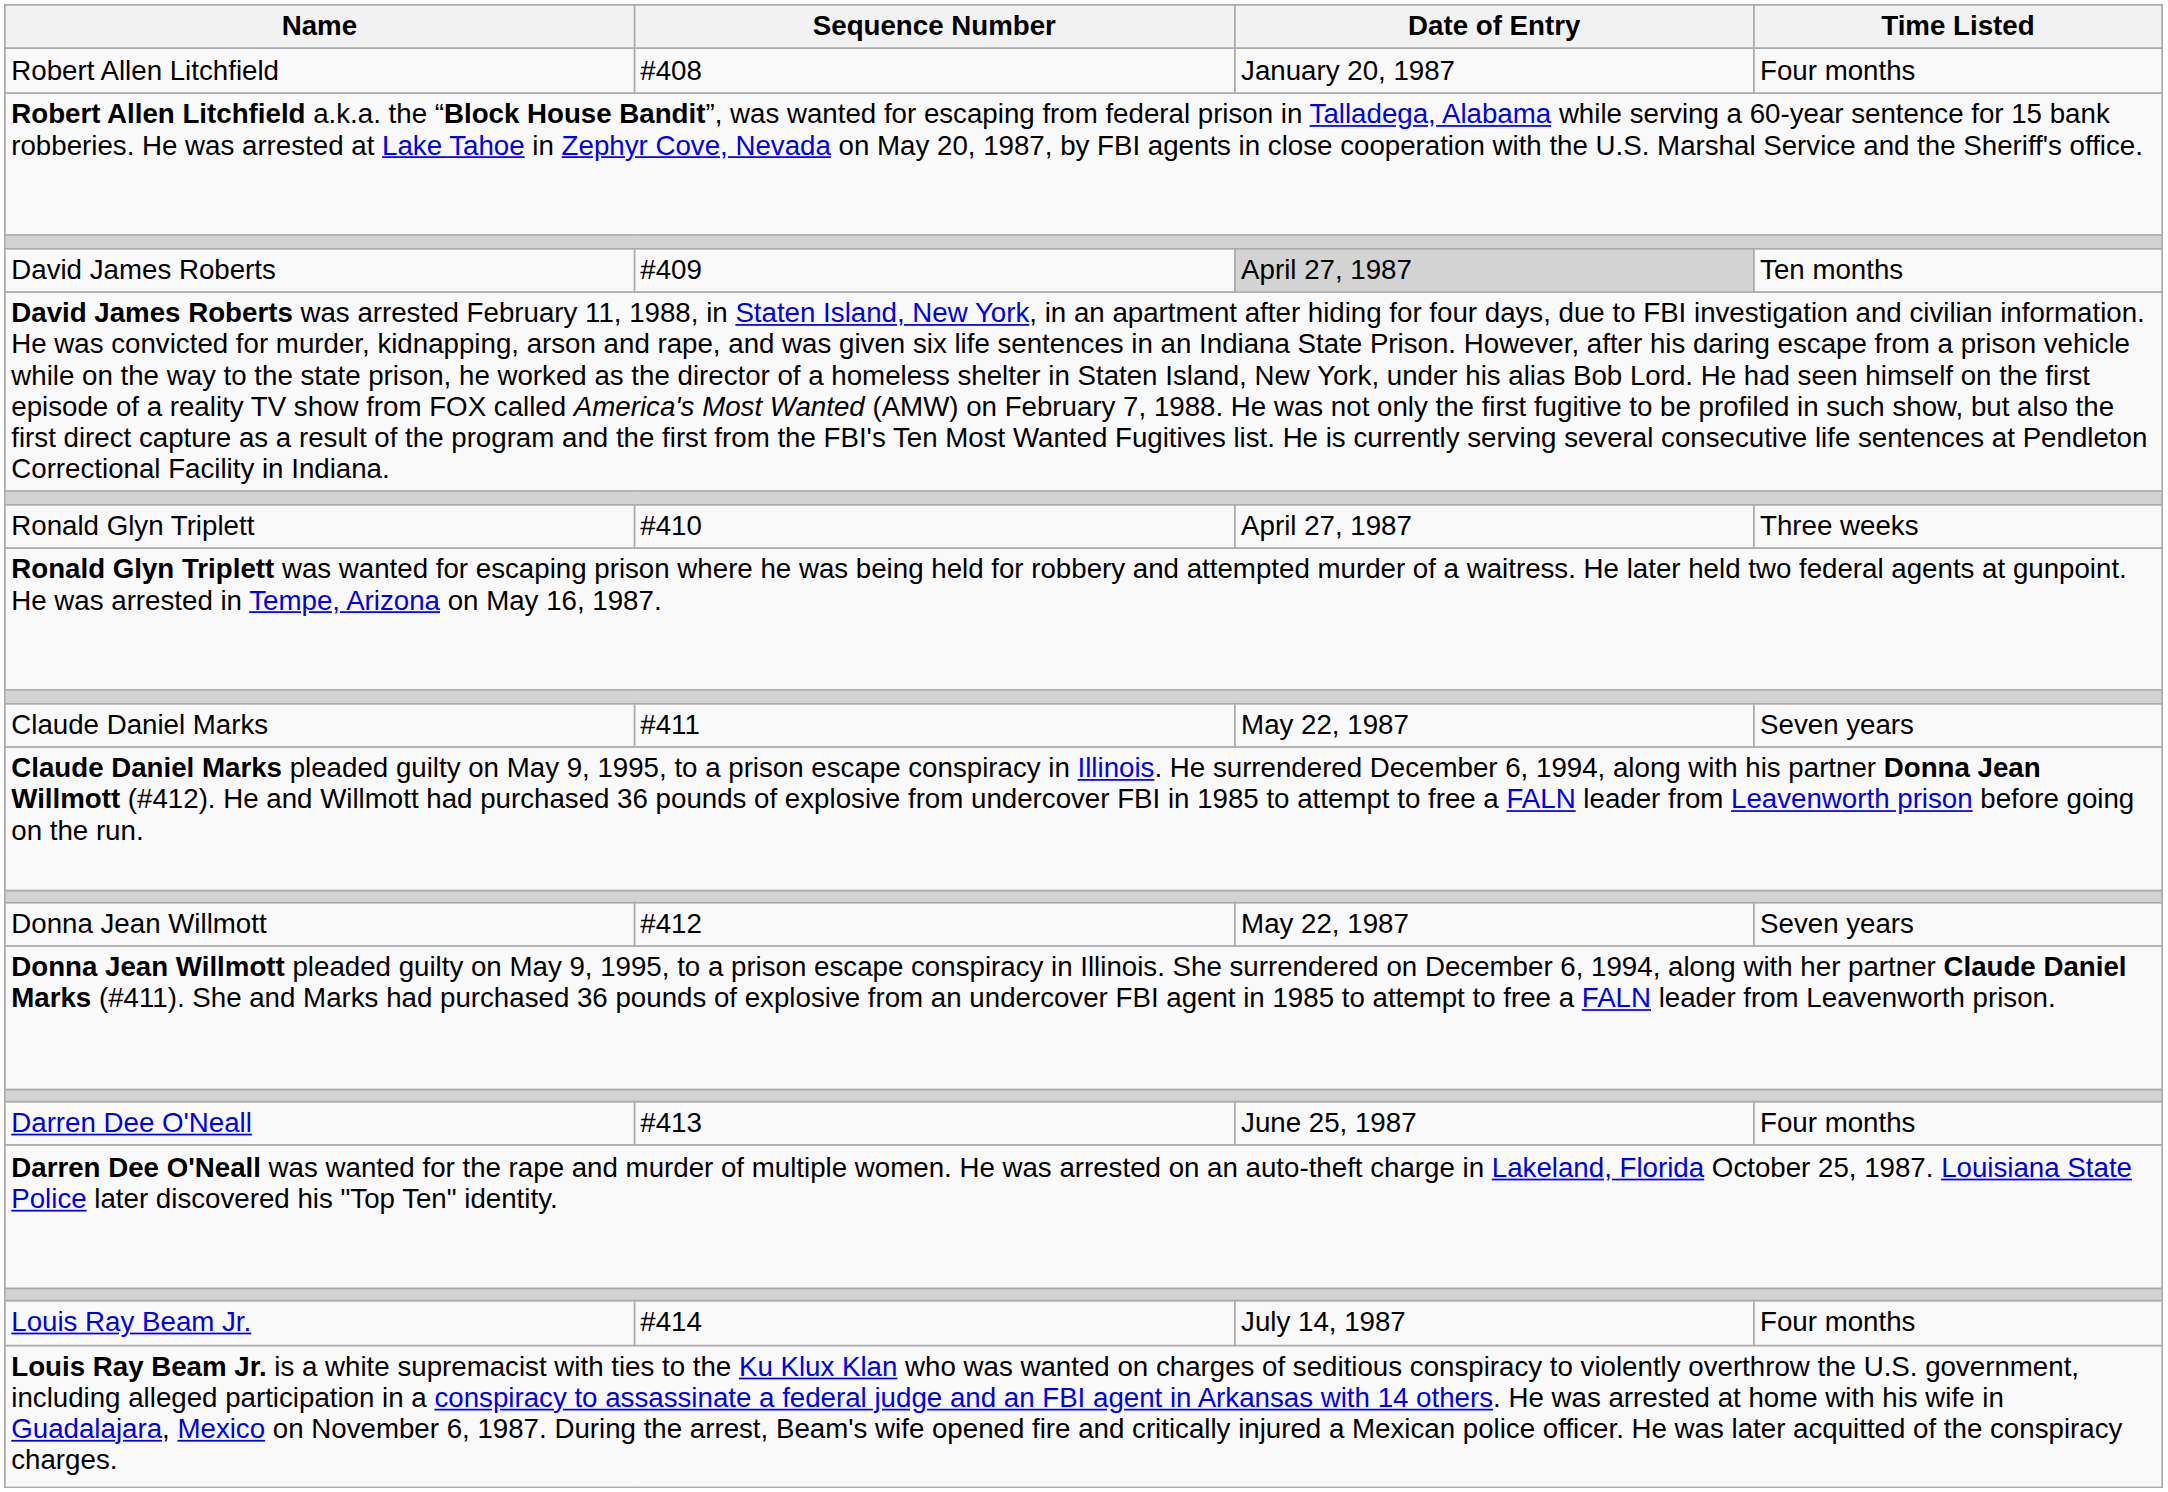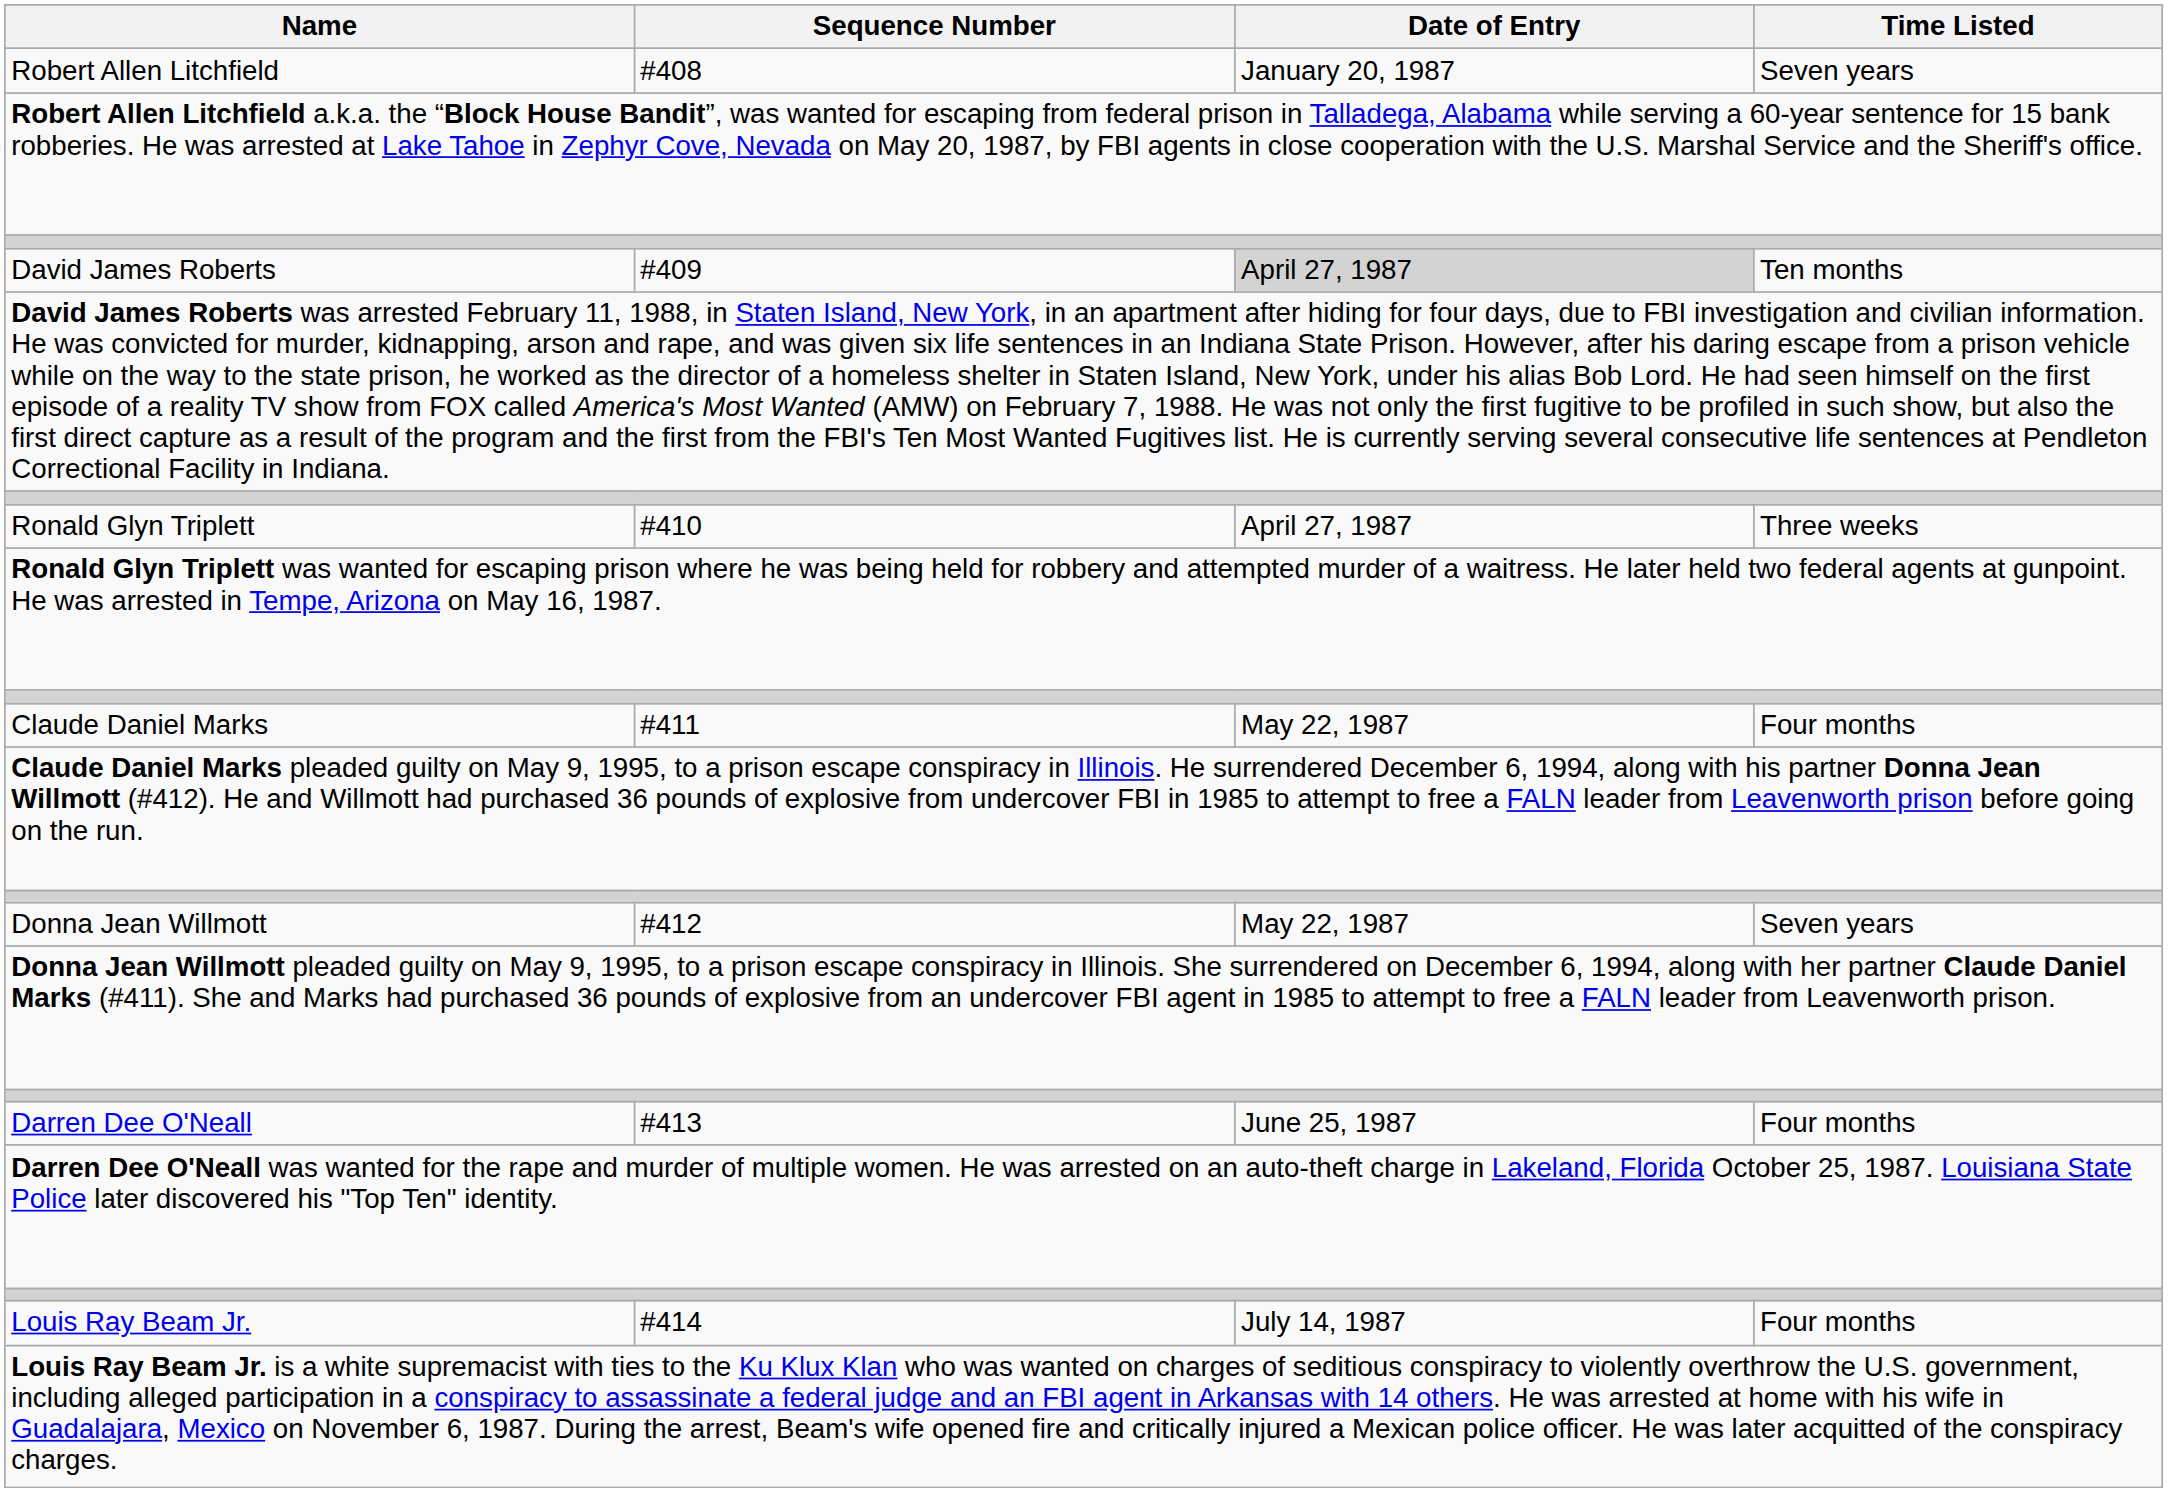(1838, 70) Four months -> (1837, 70) Seven years
(1837, 724) Seven years -> (1838, 724) Four months
